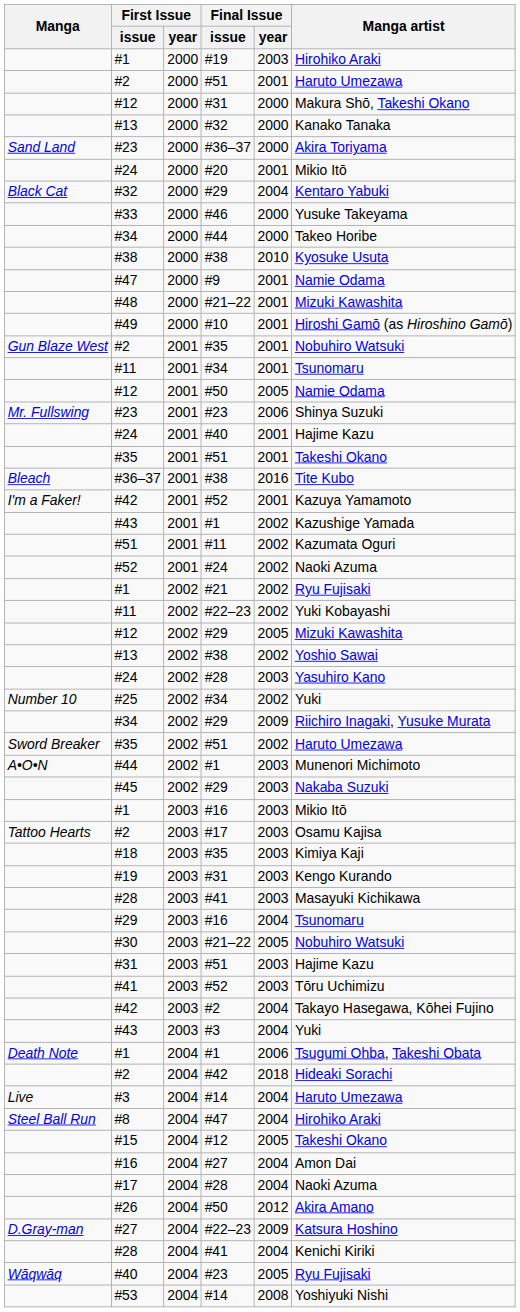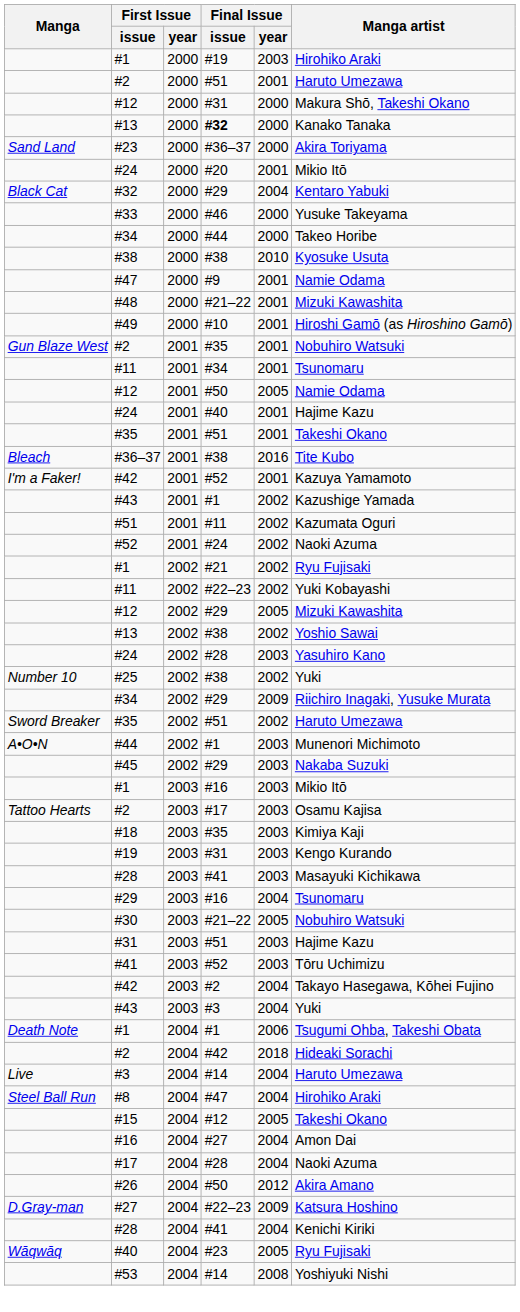(216, 125) normal -> (216, 125) bold
- row: (126, 412)
(216, 699) #34 -> (216, 677) #38
